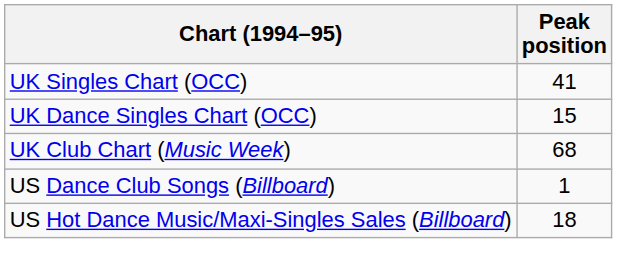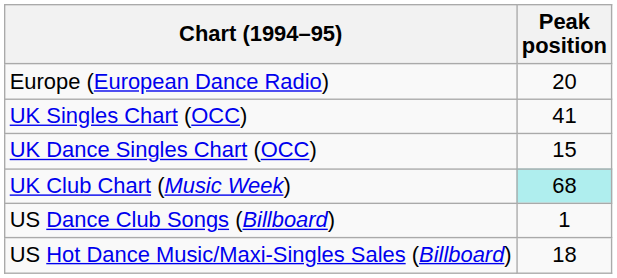+ row: (169, 81)
(564, 150) no background -> (564, 185) paleturquoise background
